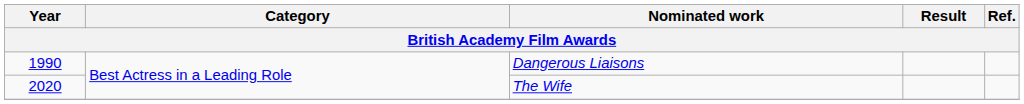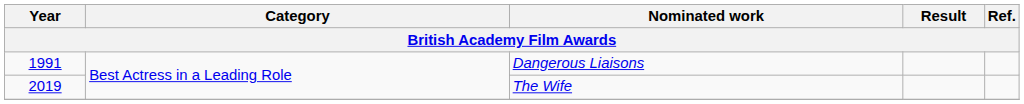(45, 63) 1990 -> (45, 63) 1991
(45, 87) 2020 -> (45, 87) 2019
